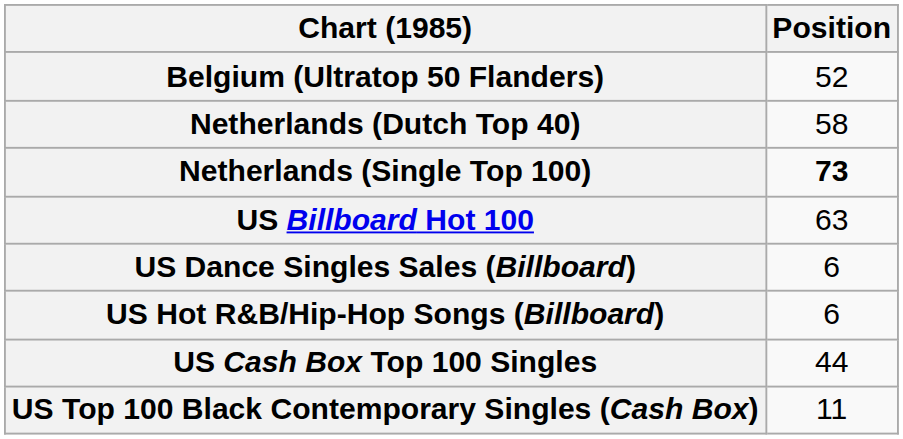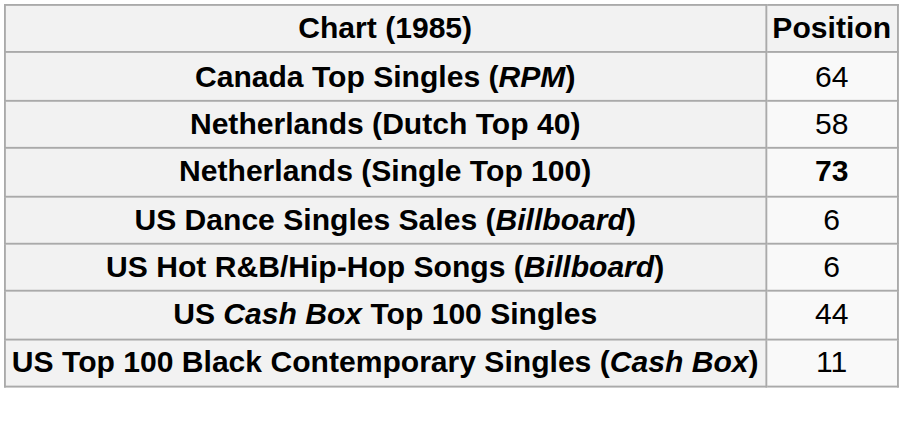- row: (385, 76)
+ row: (385, 76)
- row: (385, 219)
